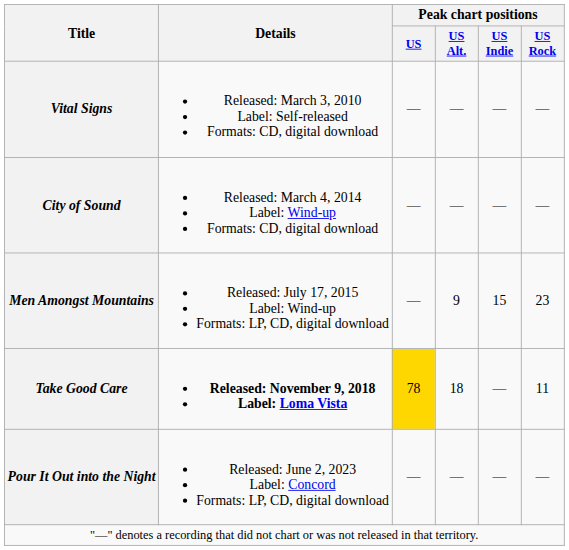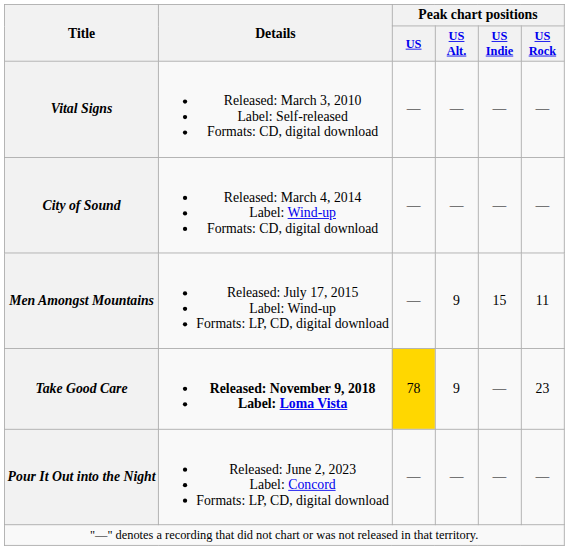(542, 300) 23 -> (542, 300) 11
(457, 388) 18 -> (457, 388) 9
(542, 388) 11 -> (542, 388) 23
